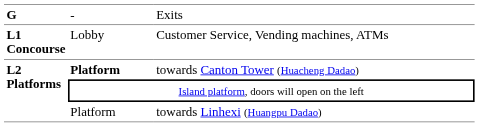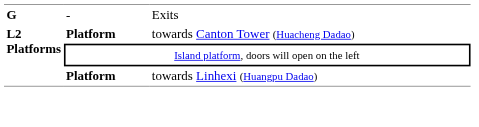- row: (272, 34)
(93, 111) normal -> (91, 76) bold
